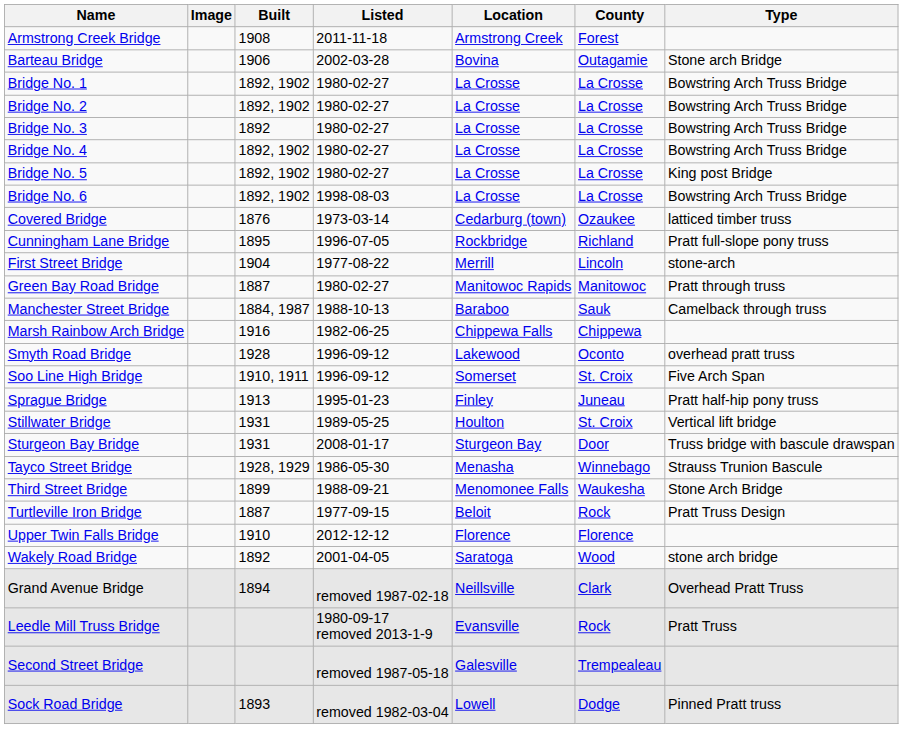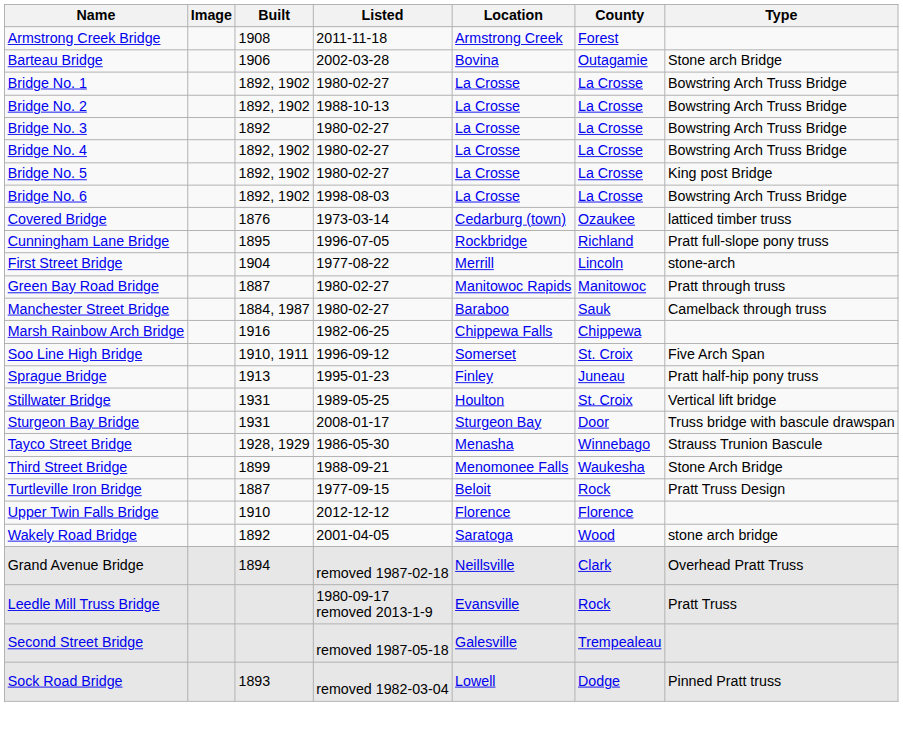(353, 106) 1980-02-27 -> (353, 106) 1988-10-13
(353, 309) 1988-10-13 -> (353, 309) 1980-02-27
- row: (69, 354)
